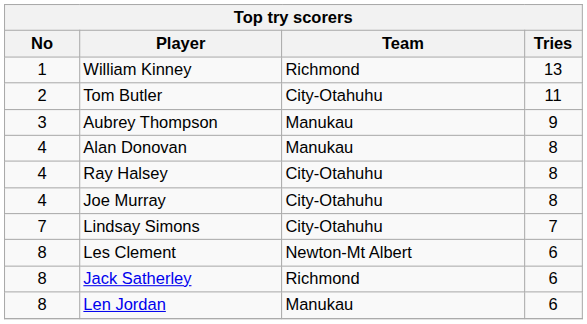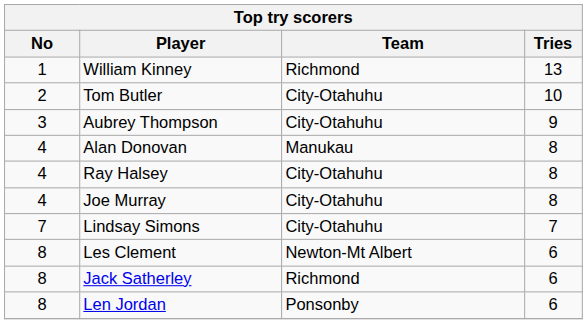(553, 95) 11 -> (553, 95) 10
(319, 122) Manukau -> (334, 122) City-Otahuhu
(319, 305) Manukau -> (322, 305) Ponsonby
